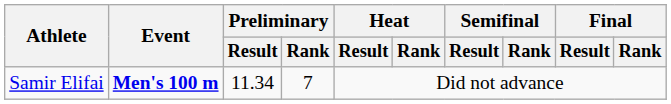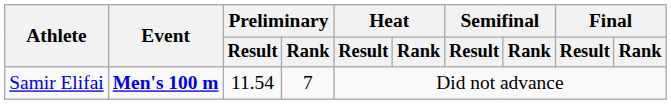(253, 83) 11.34 -> (253, 83) 11.54
